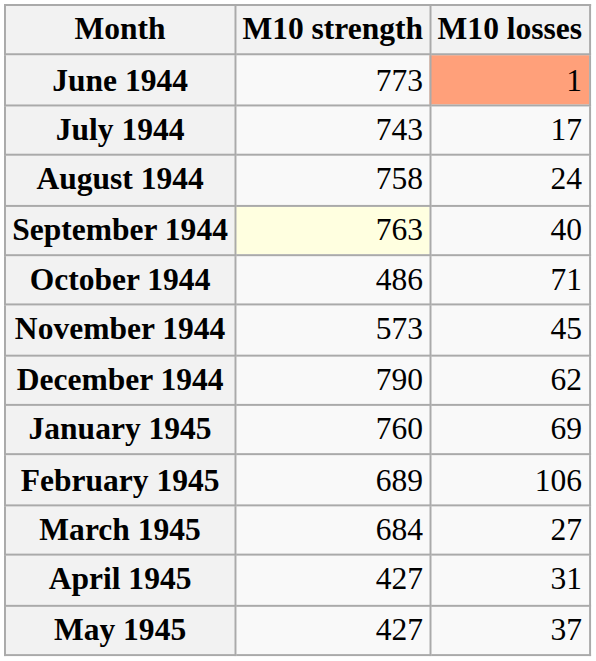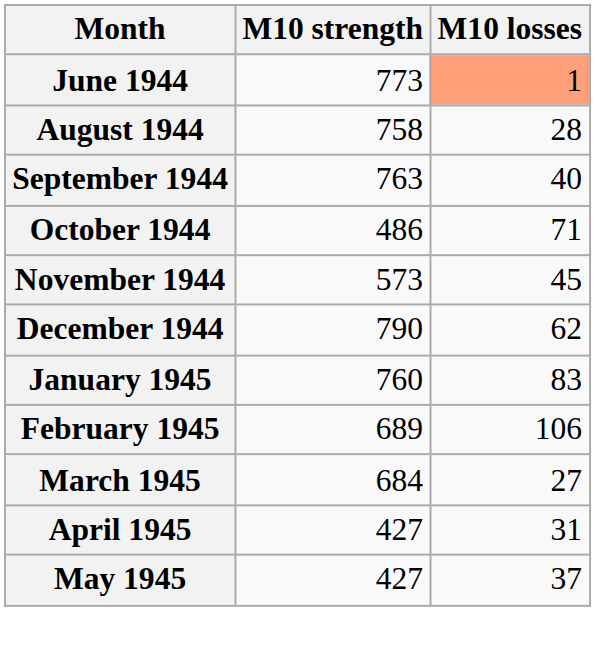- row: (120, 129)
(566, 179) 24 -> (566, 129) 28
(399, 229) lightyellow background -> (399, 179) no background
(566, 429) 69 -> (566, 379) 83
